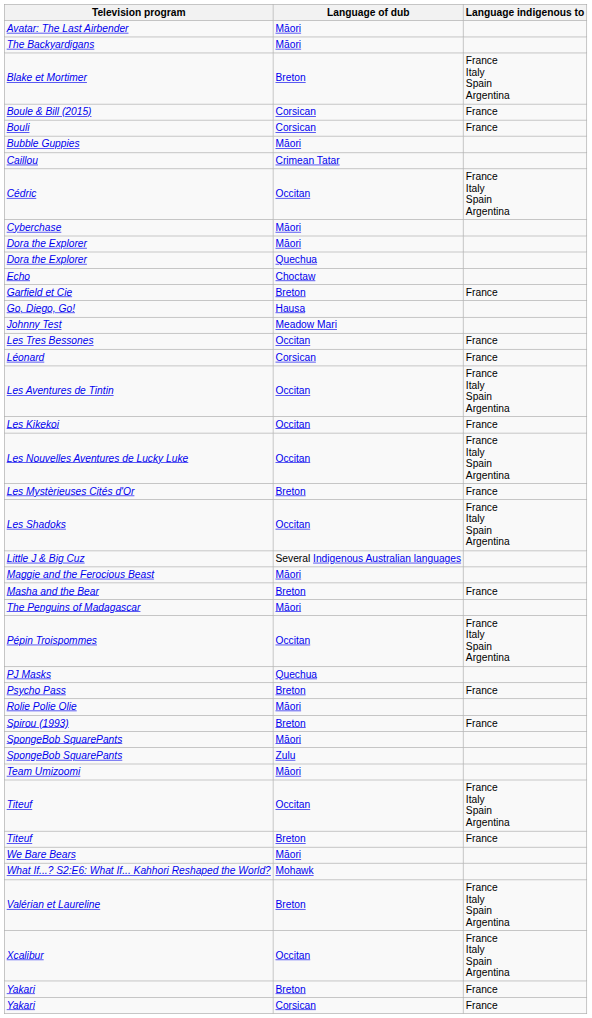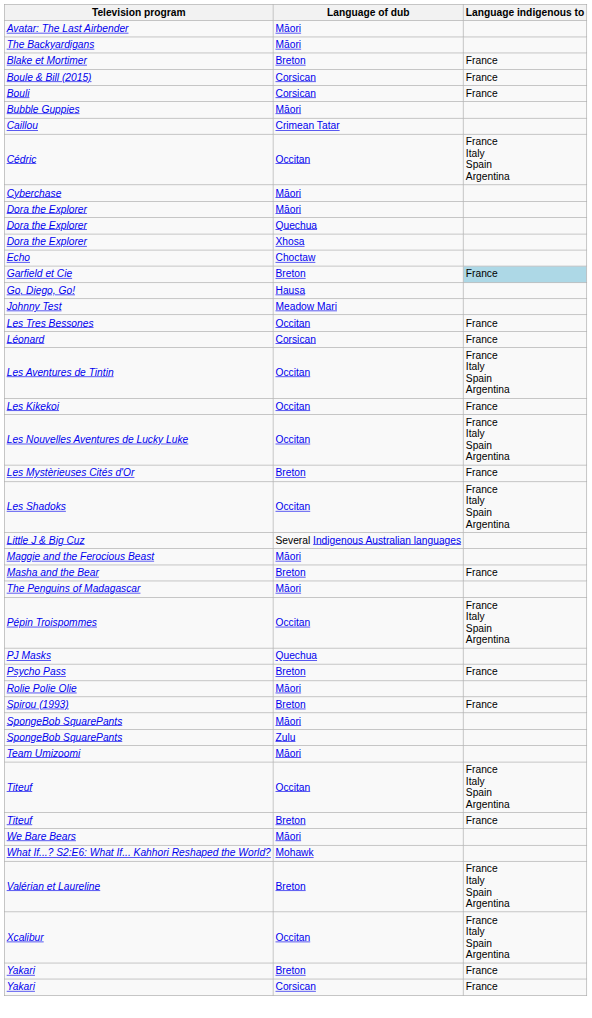(488, 78) France Italy Spain Argentina -> (482, 61) France
+ row: (47, 242)
(482, 292) no background -> (482, 274) lightblue background
